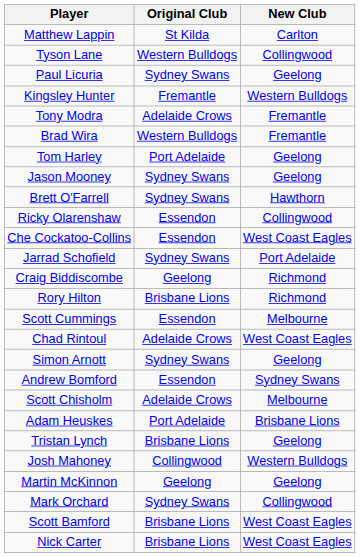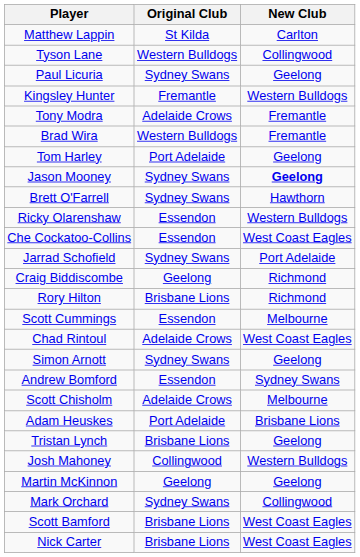(297, 177) normal -> (297, 177) bold
(297, 217) Collingwood -> (297, 217) Western Bulldogs
